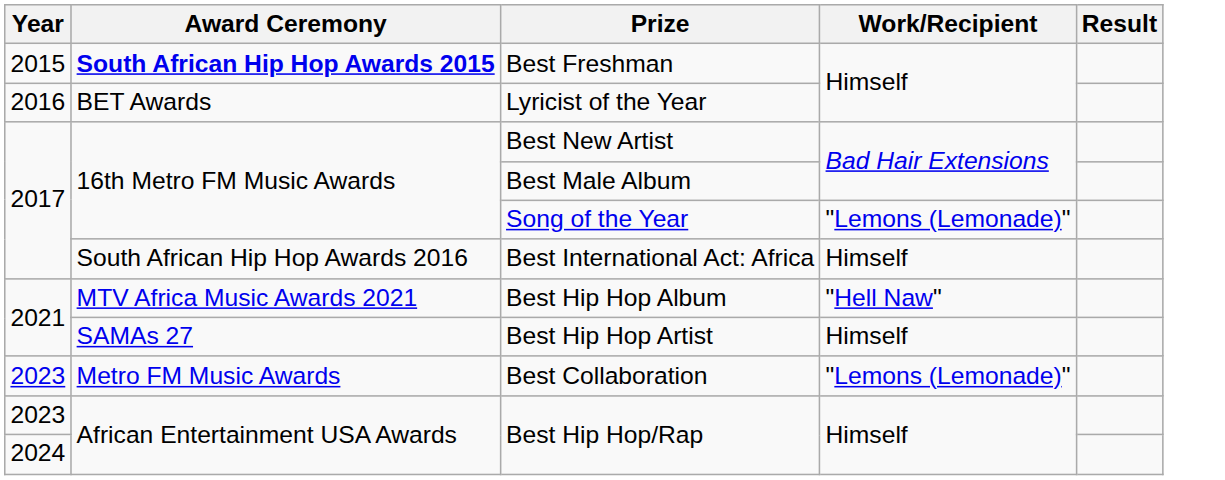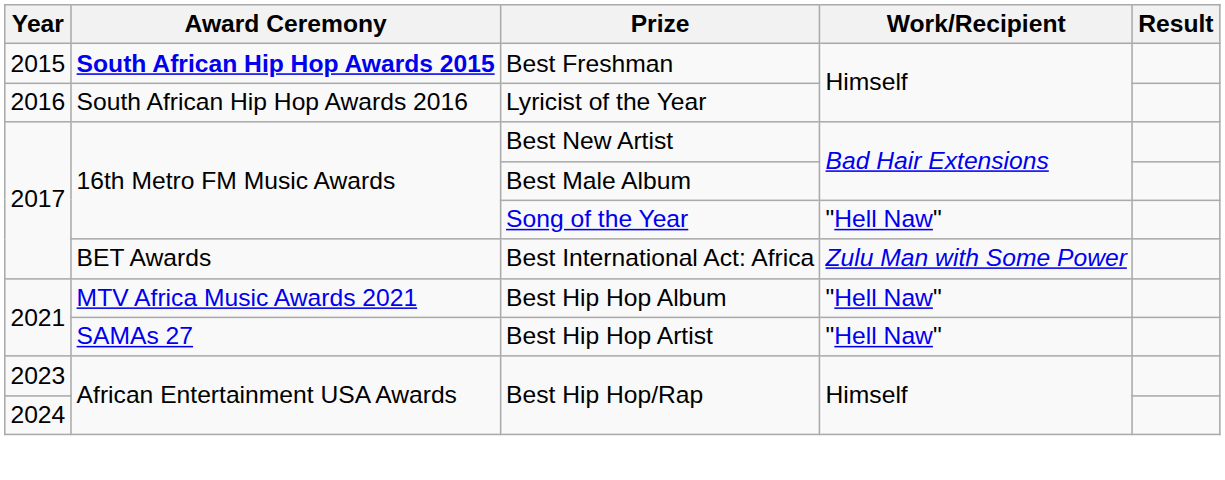(144, 102) BET Awards -> (272, 102) South African Hip Hop Awards 2016
(948, 219) "Lemons (Lemonade)" -> (884, 219) "Hell Naw"
(272, 258) South African Hip Hop Awards 2016 -> (144, 258) BET Awards
(867, 258) Himself -> (976, 258) Zulu Man with Some Power
(867, 336) Himself -> (884, 336) "Hell Naw"
- row: (38, 375)
